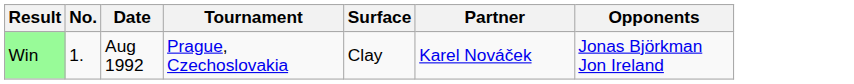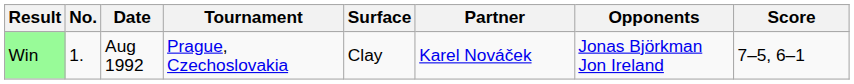+ column: (792, 18)
